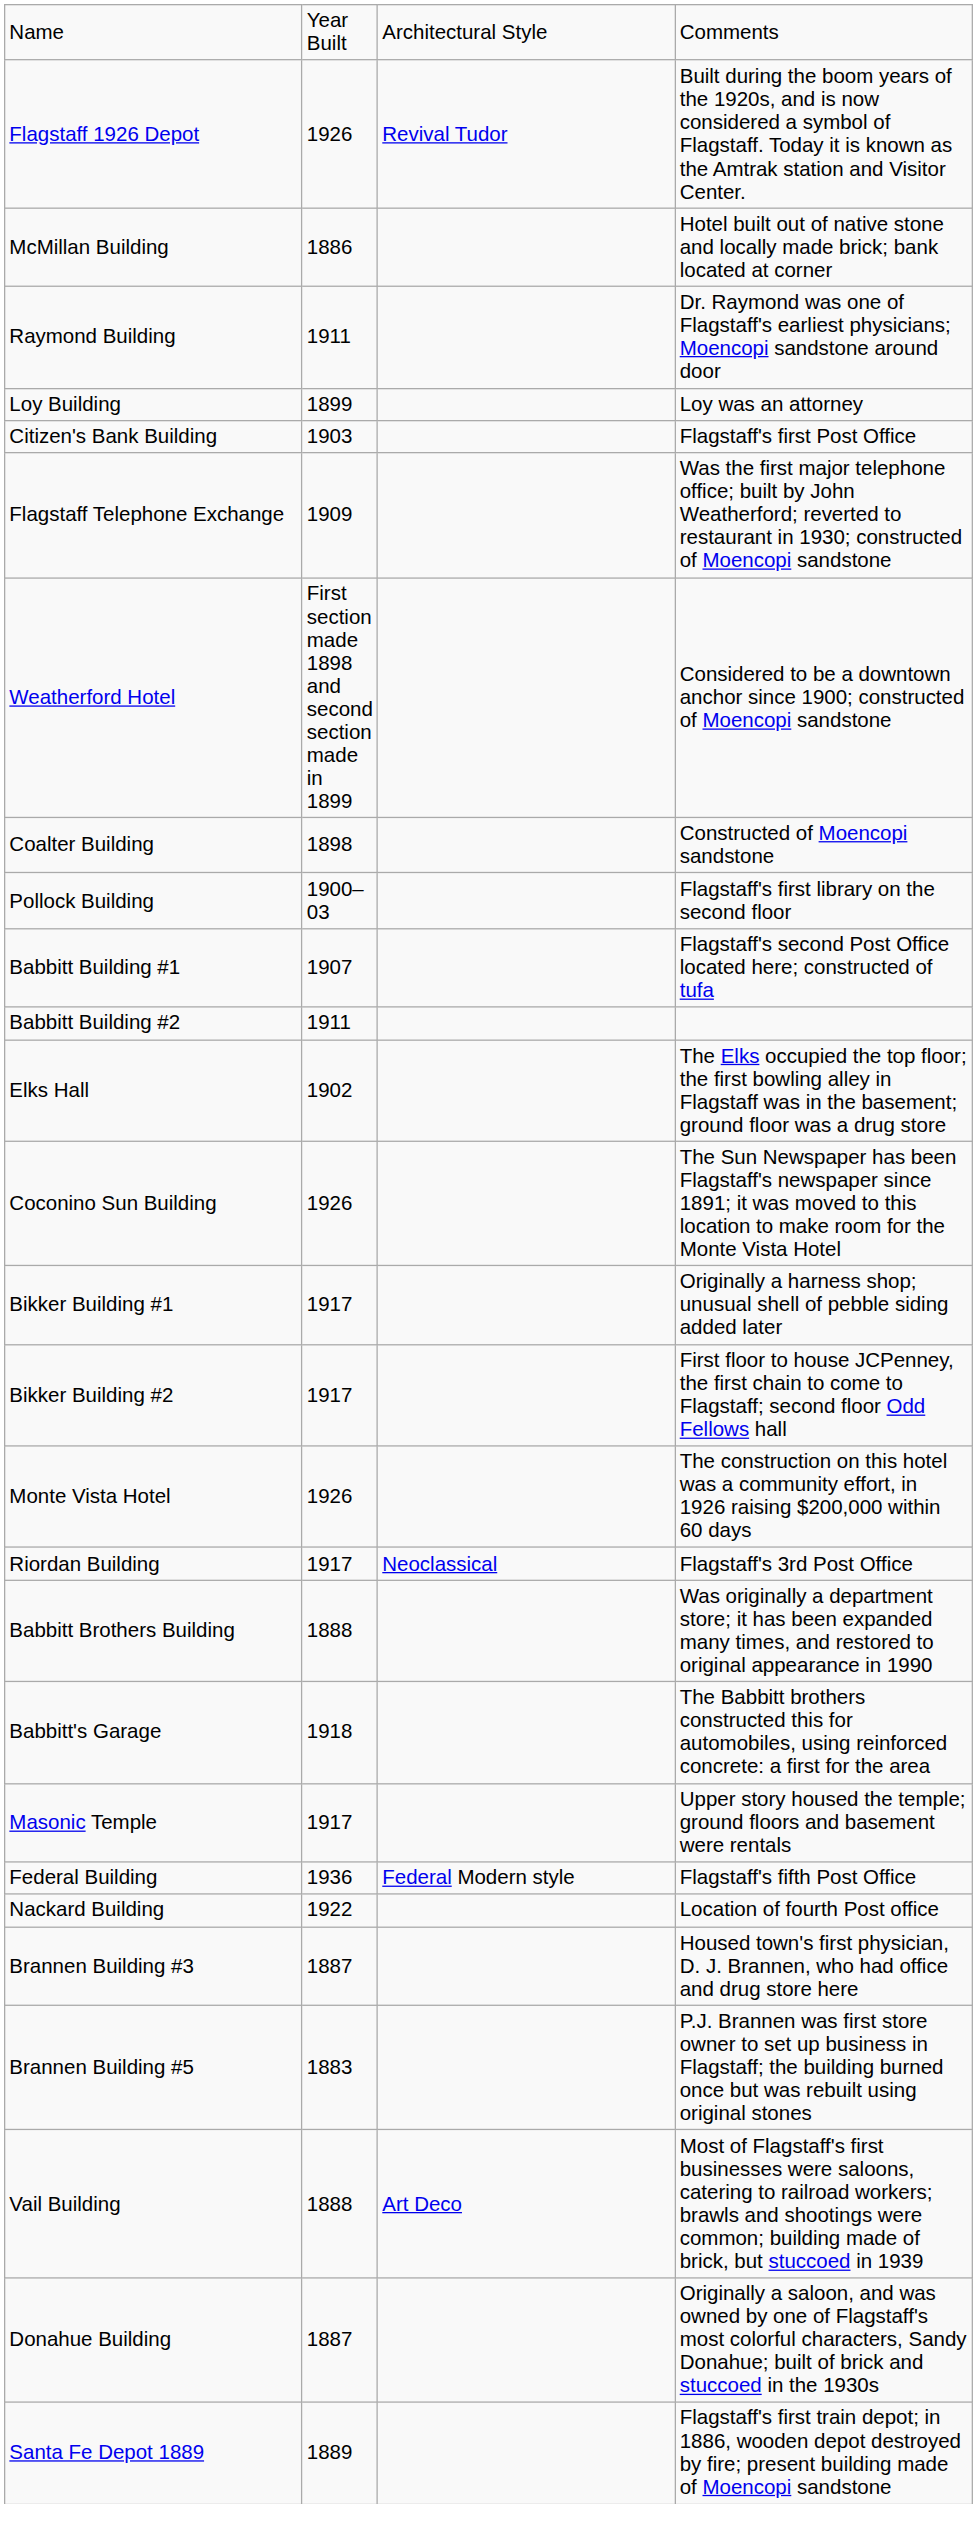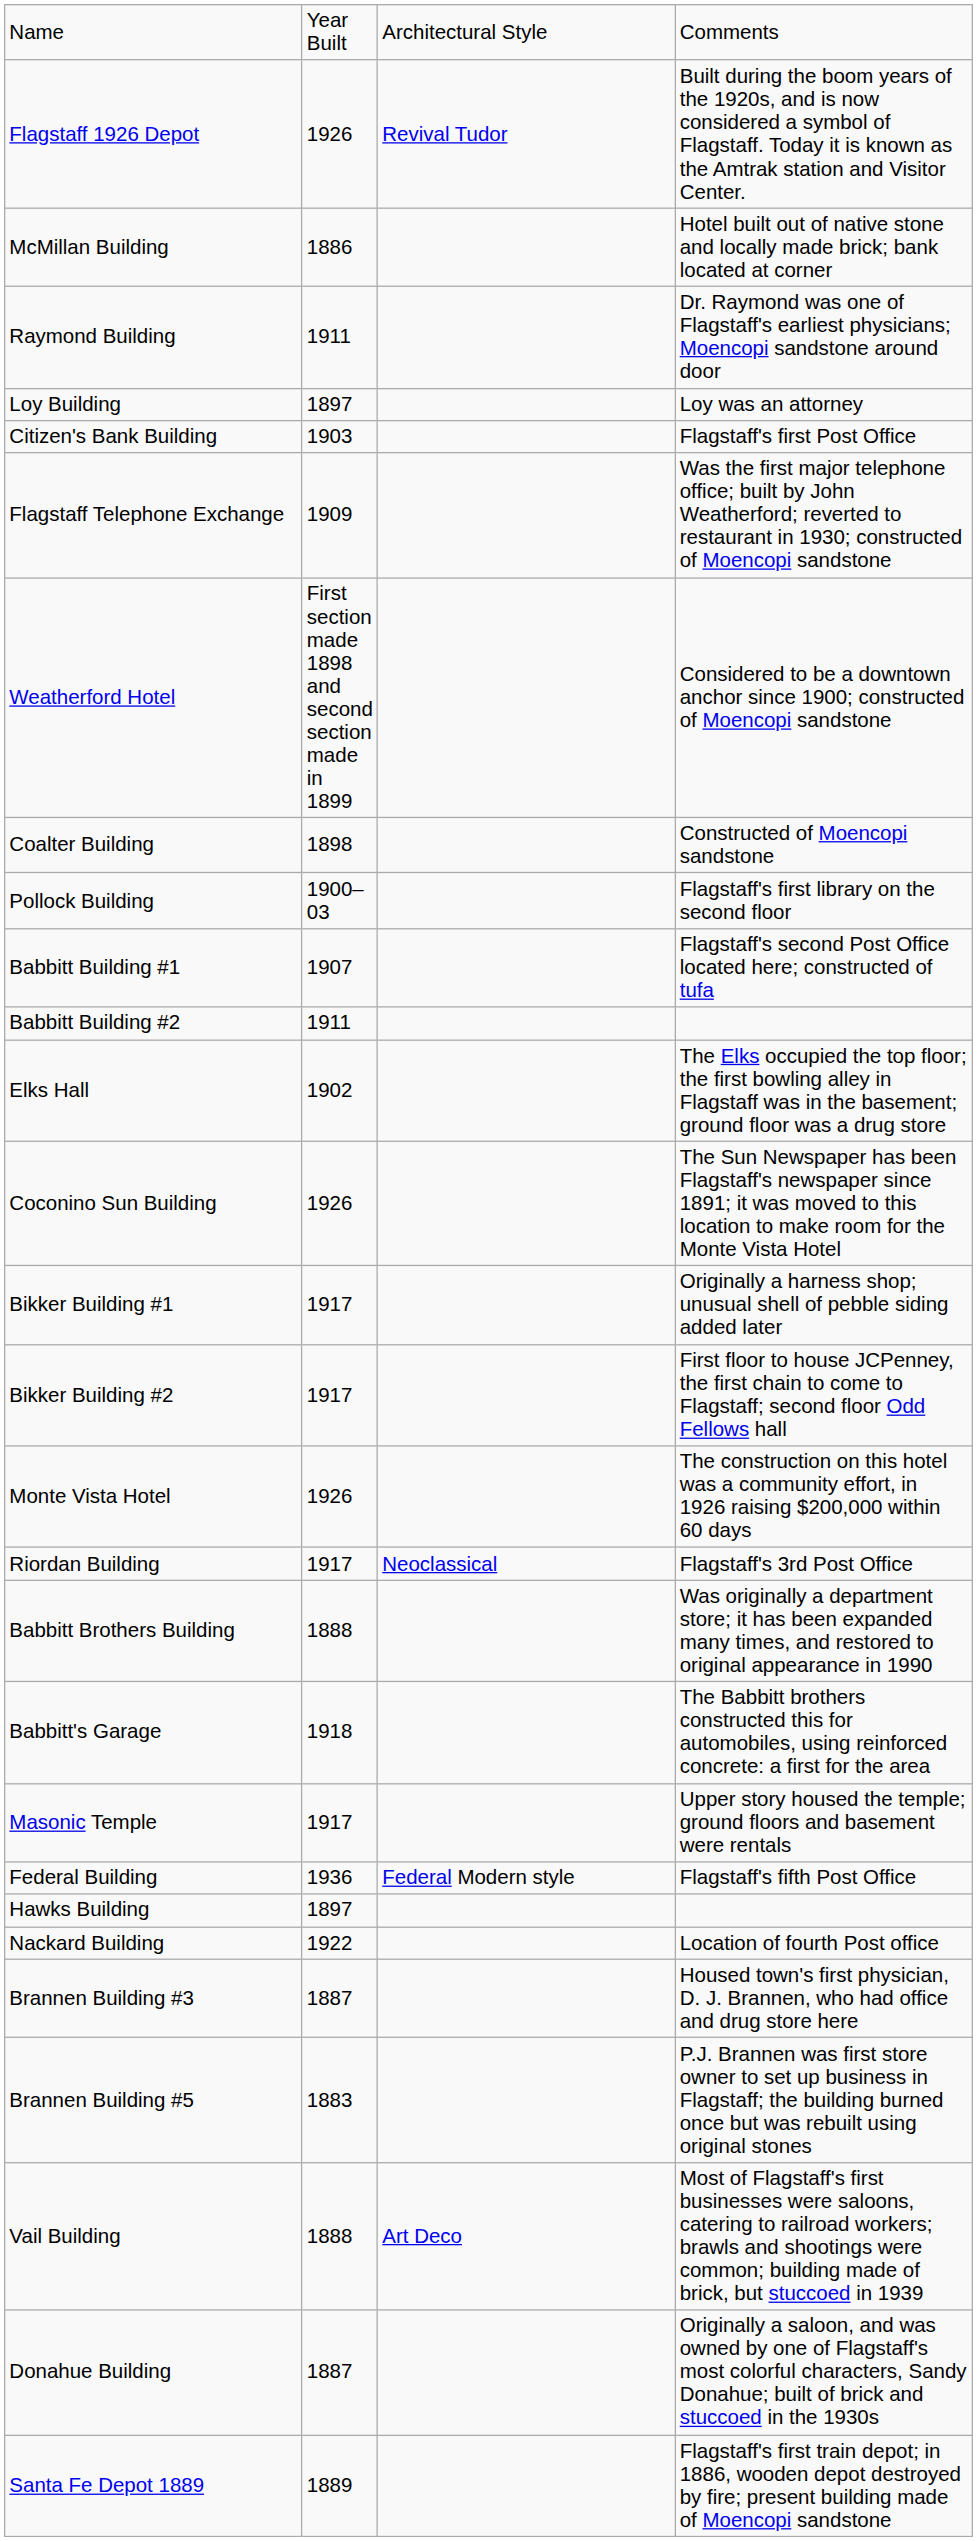(330, 404) 1899 -> (330, 404) 1897
+ row: (79, 1910)
